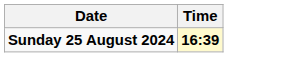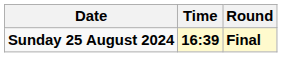+ column: (250, 16)
